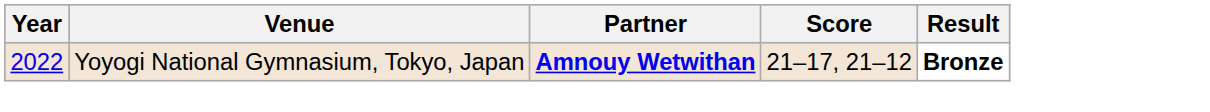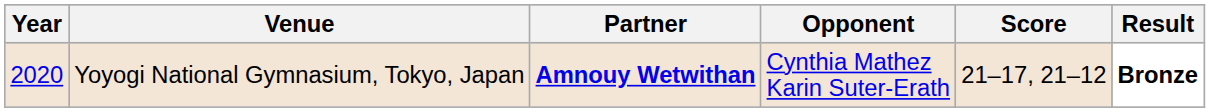+ column: (858, 24)
(37, 62) 2022 -> (37, 75) 2020
